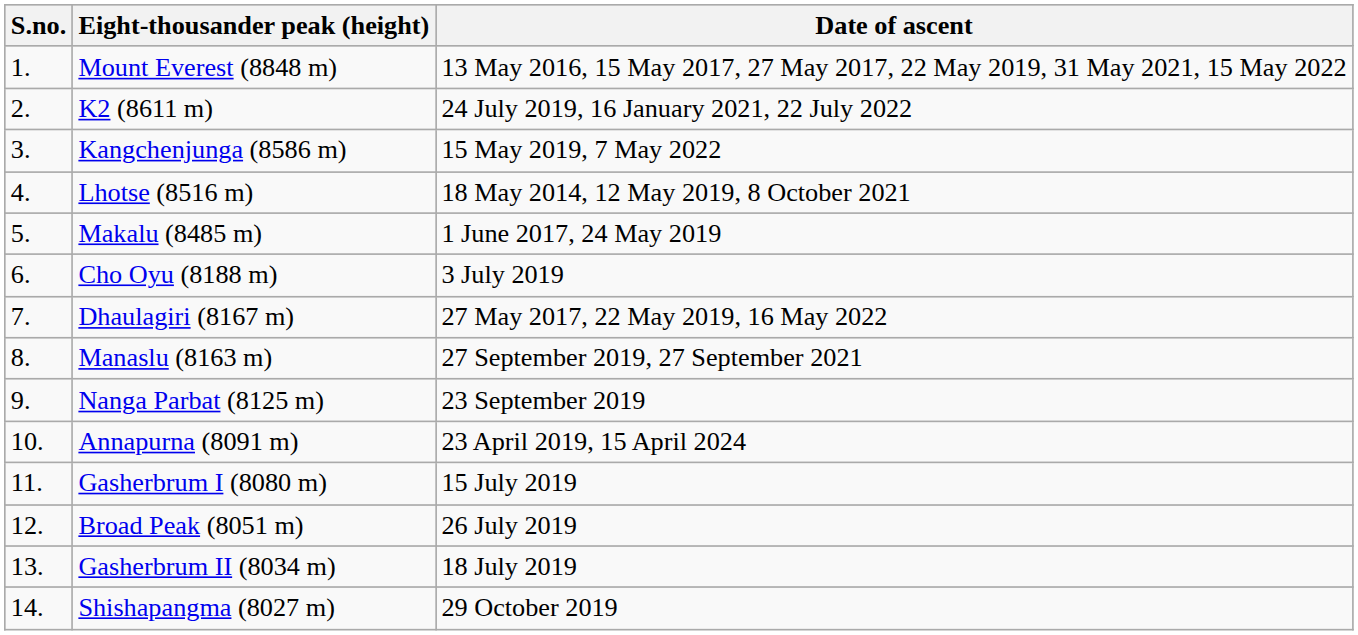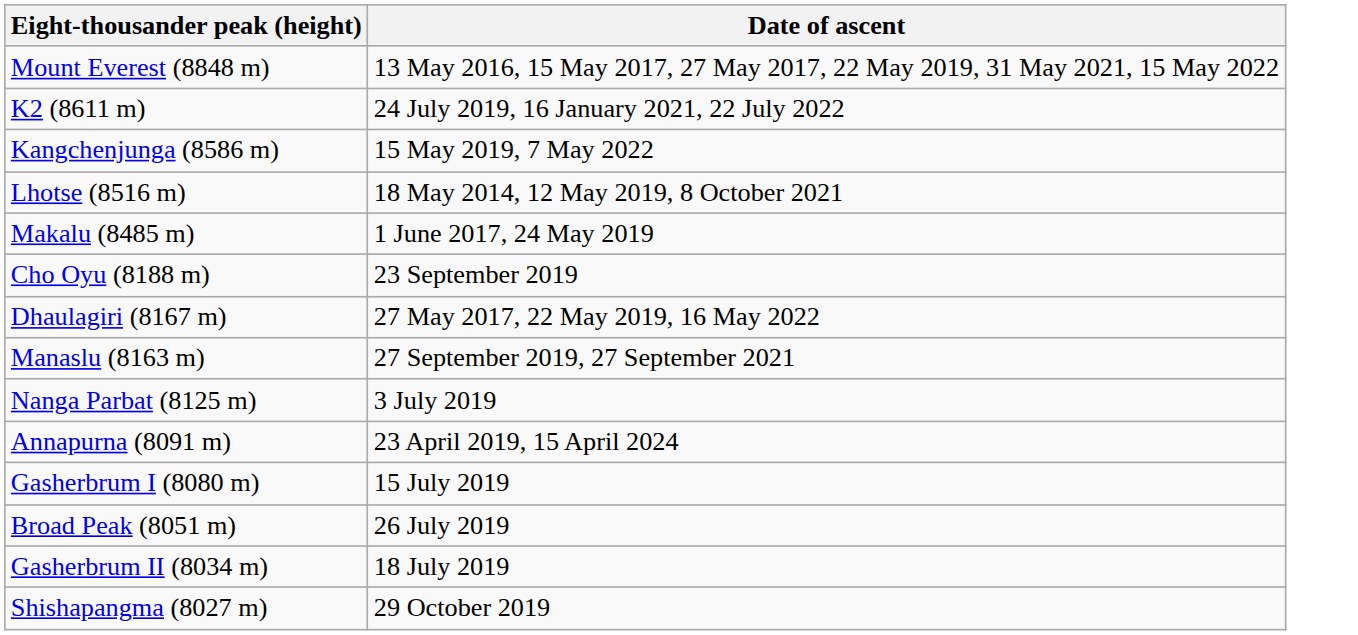- column: (39, 25)
(503, 274) 3 July 2019 -> (476, 274) 23 September 2019
(543, 399) 23 September 2019 -> (435, 399) 3 July 2019
